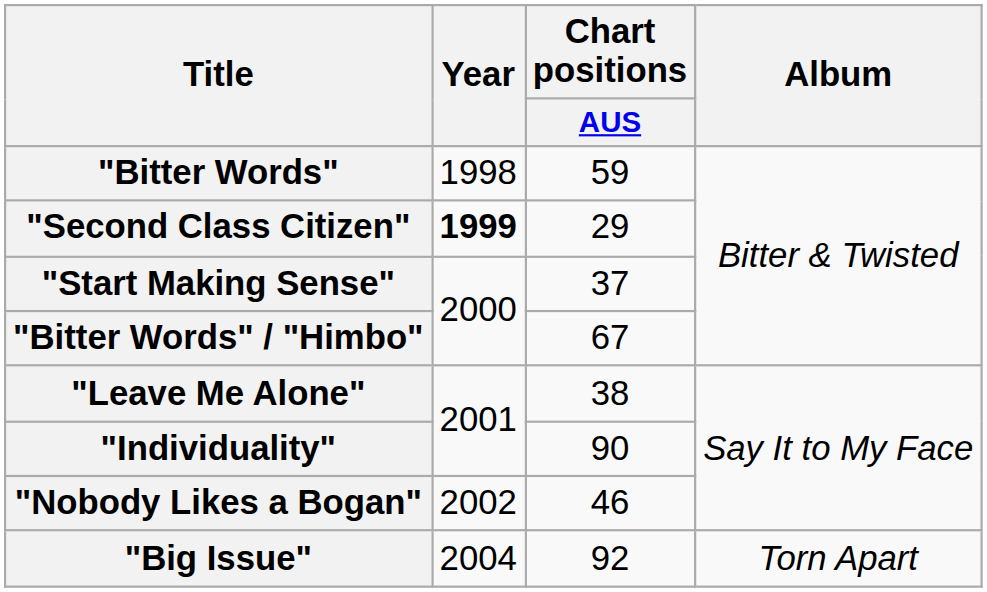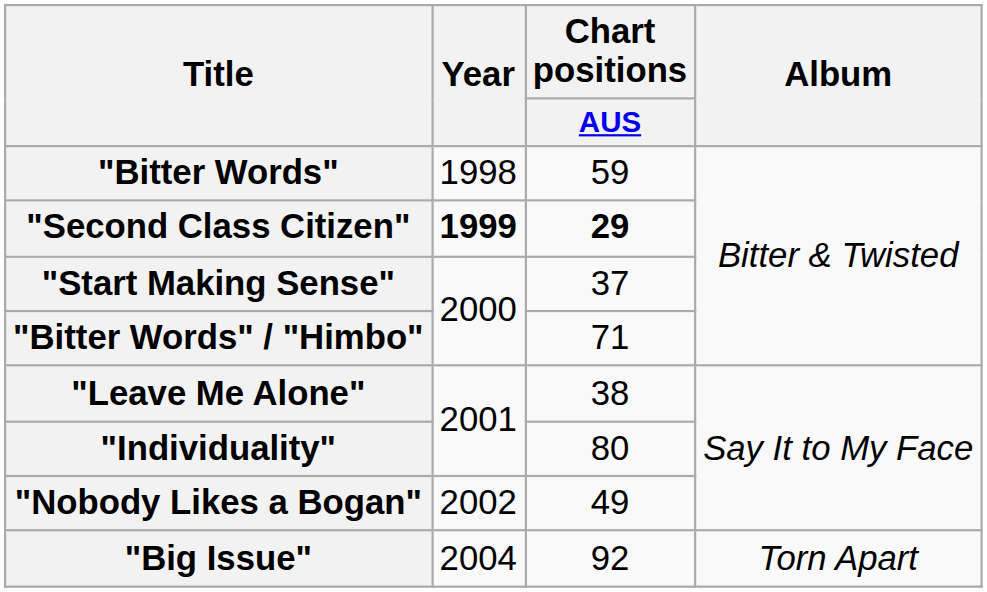(610, 227) normal -> (610, 227) bold
(610, 337) 67 -> (610, 337) 71
(610, 447) 90 -> (610, 447) 80
(610, 503) 46 -> (610, 503) 49
